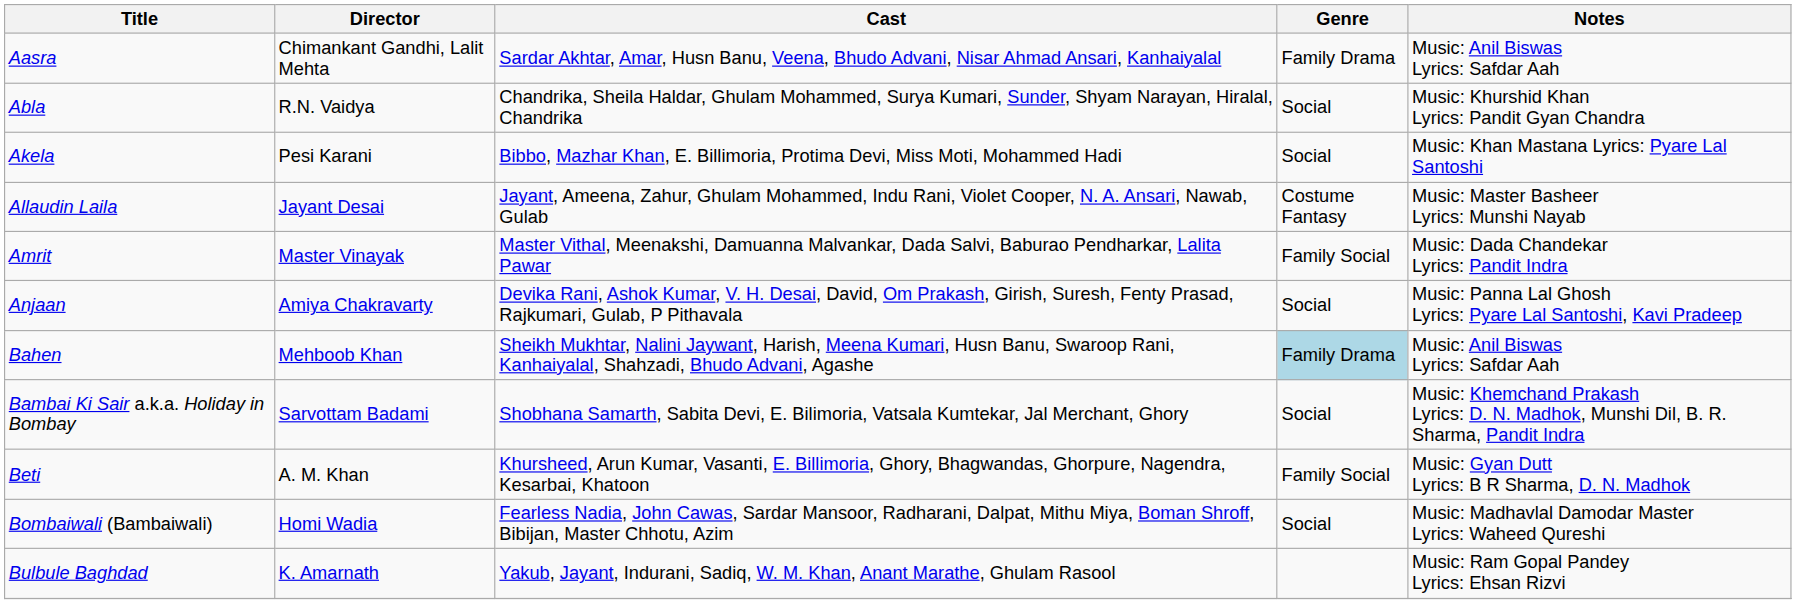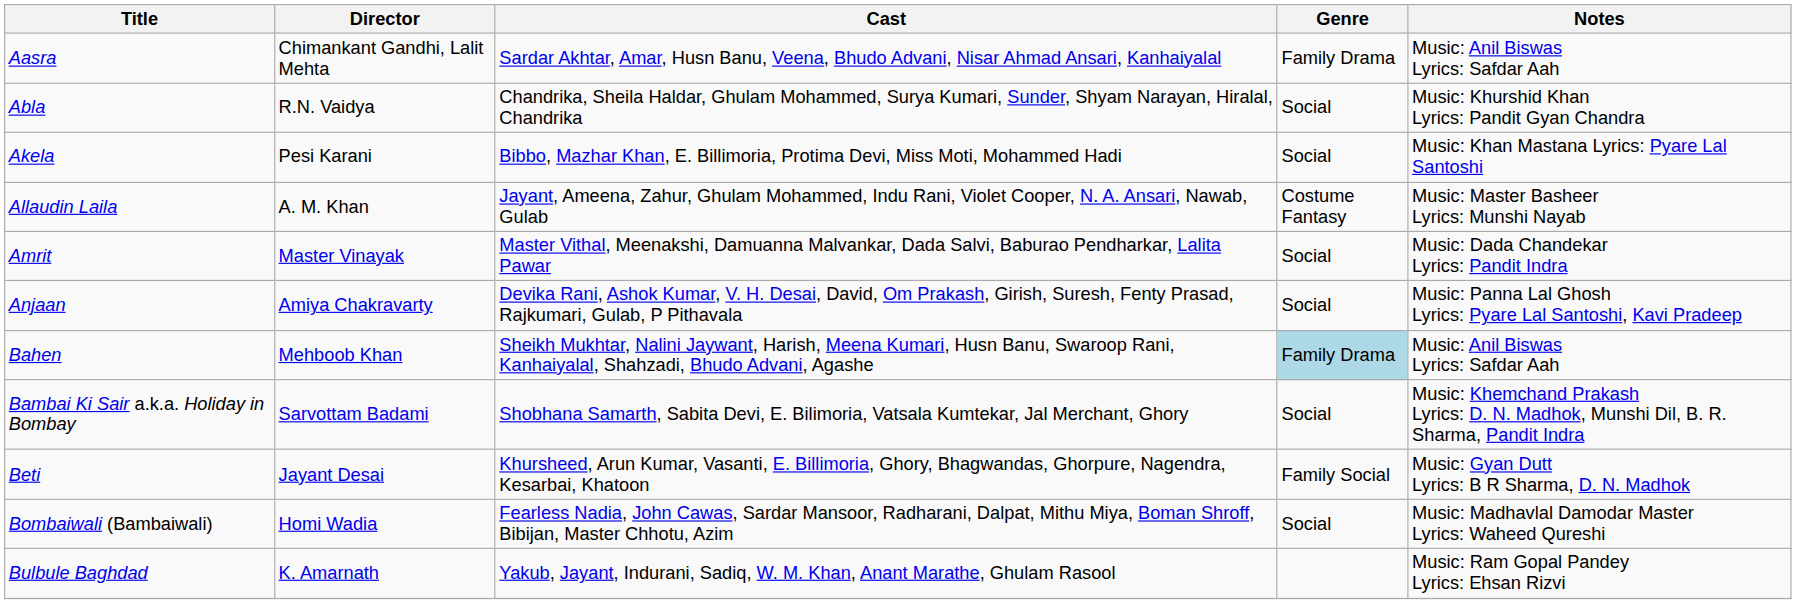(331, 206) Jayant Desai -> (324, 206) A. M. Khan
(1336, 255) Family Social -> (1306, 255) Social
(324, 474) A. M. Khan -> (331, 474) Jayant Desai
